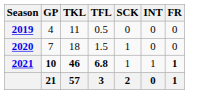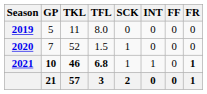+ column: (174, 13)
(51, 30) 4 -> (51, 30) 5
(101, 30) 0.5 -> (101, 30) 8.0
(74, 47) 18 -> (74, 47) 52
